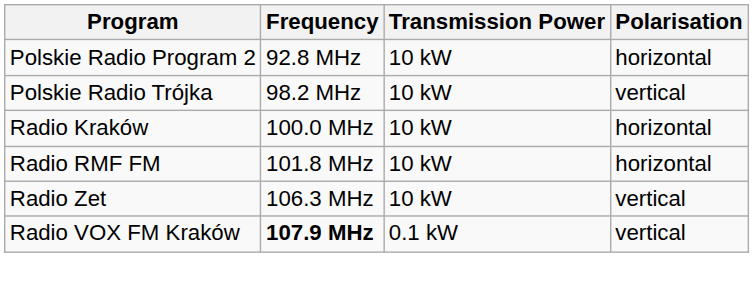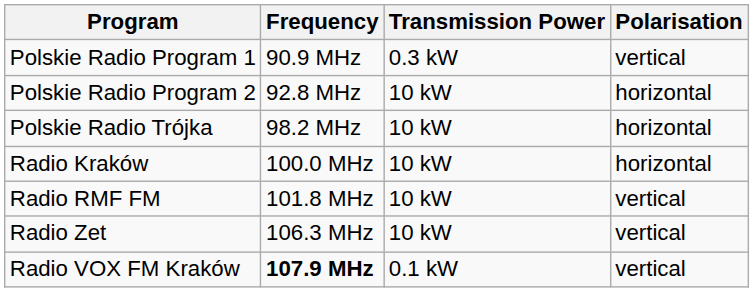+ row: (133, 57)
(651, 92) vertical -> (664, 127) horizontal
(664, 163) horizontal -> (651, 198) vertical
